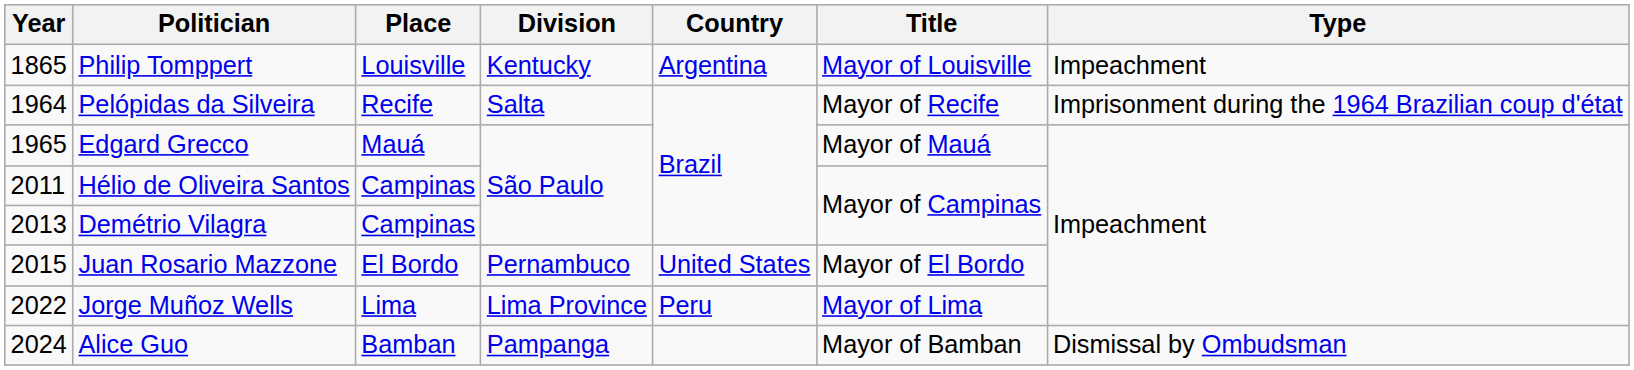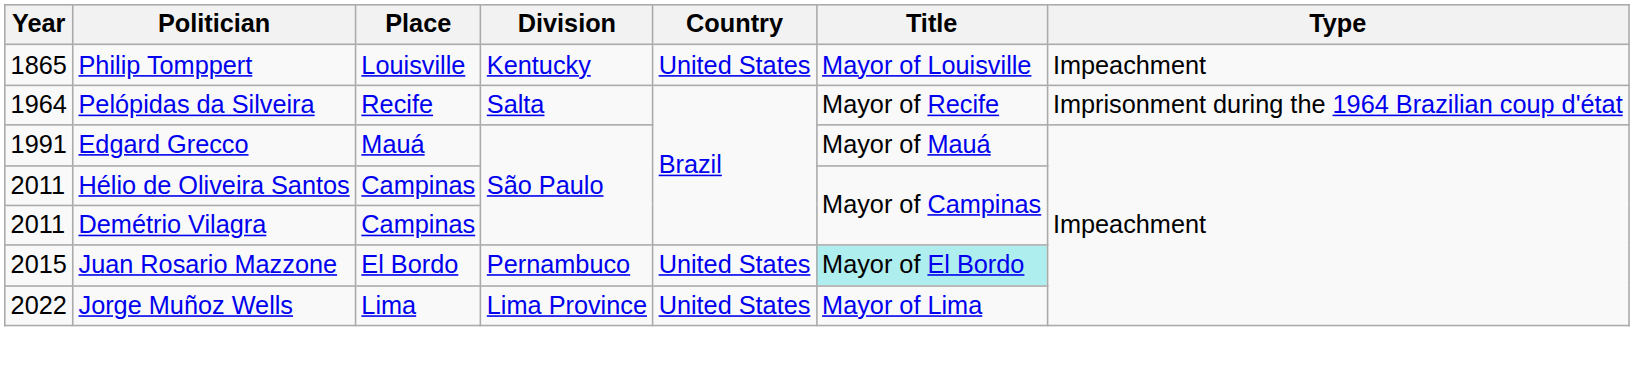(713, 64) Argentina -> (735, 64) United States
(39, 144) 1965 -> (39, 144) 1991
(39, 225) 2013 -> (38, 225) 2011
(923, 265) no background -> (923, 265) paleturquoise background
(685, 305) Peru -> (735, 305) United States
- row: (133, 345)
